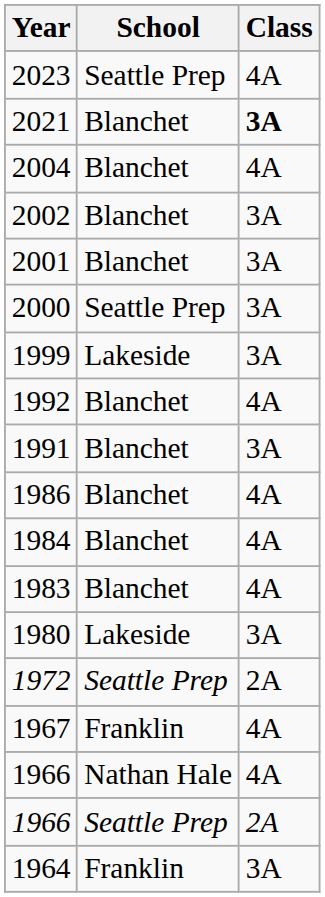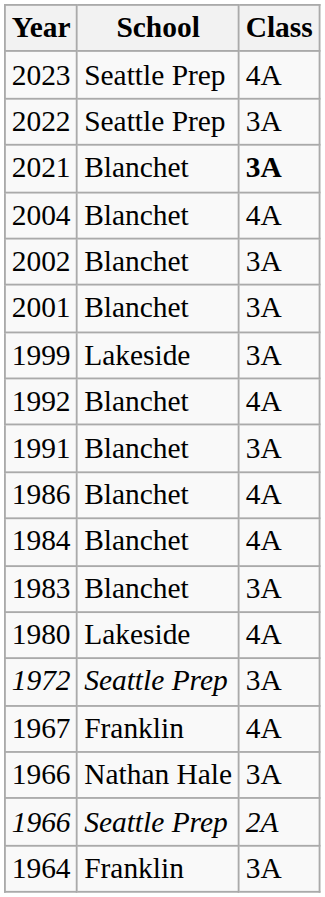+ row: (41, 121)
- row: (41, 307)
(264, 588) 4A -> (264, 588) 3A
(264, 634) 3A -> (264, 634) 4A
(264, 681) 2A -> (264, 681) 3A
(264, 774) 4A -> (264, 774) 3A
